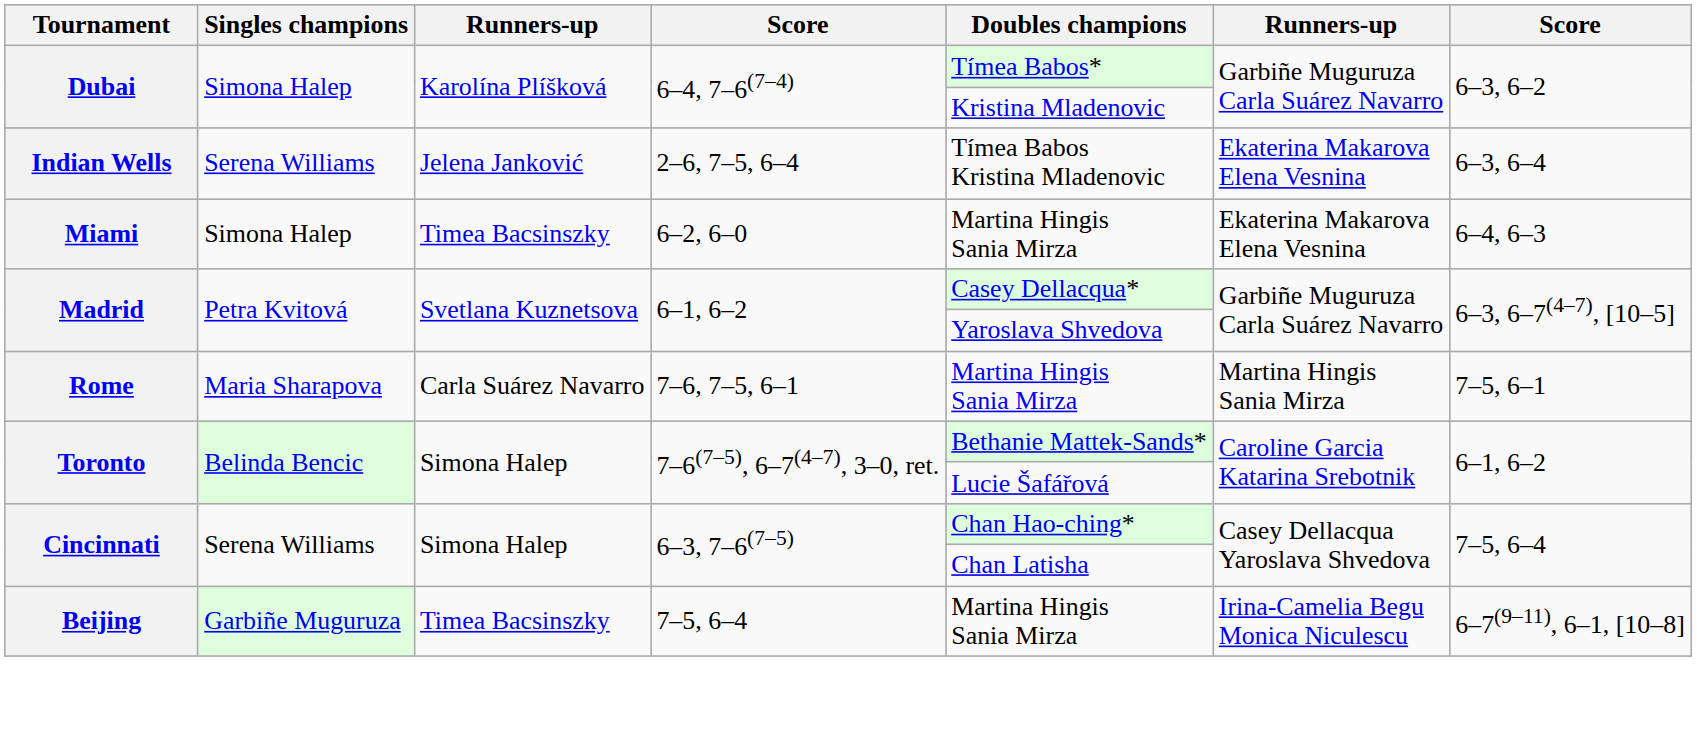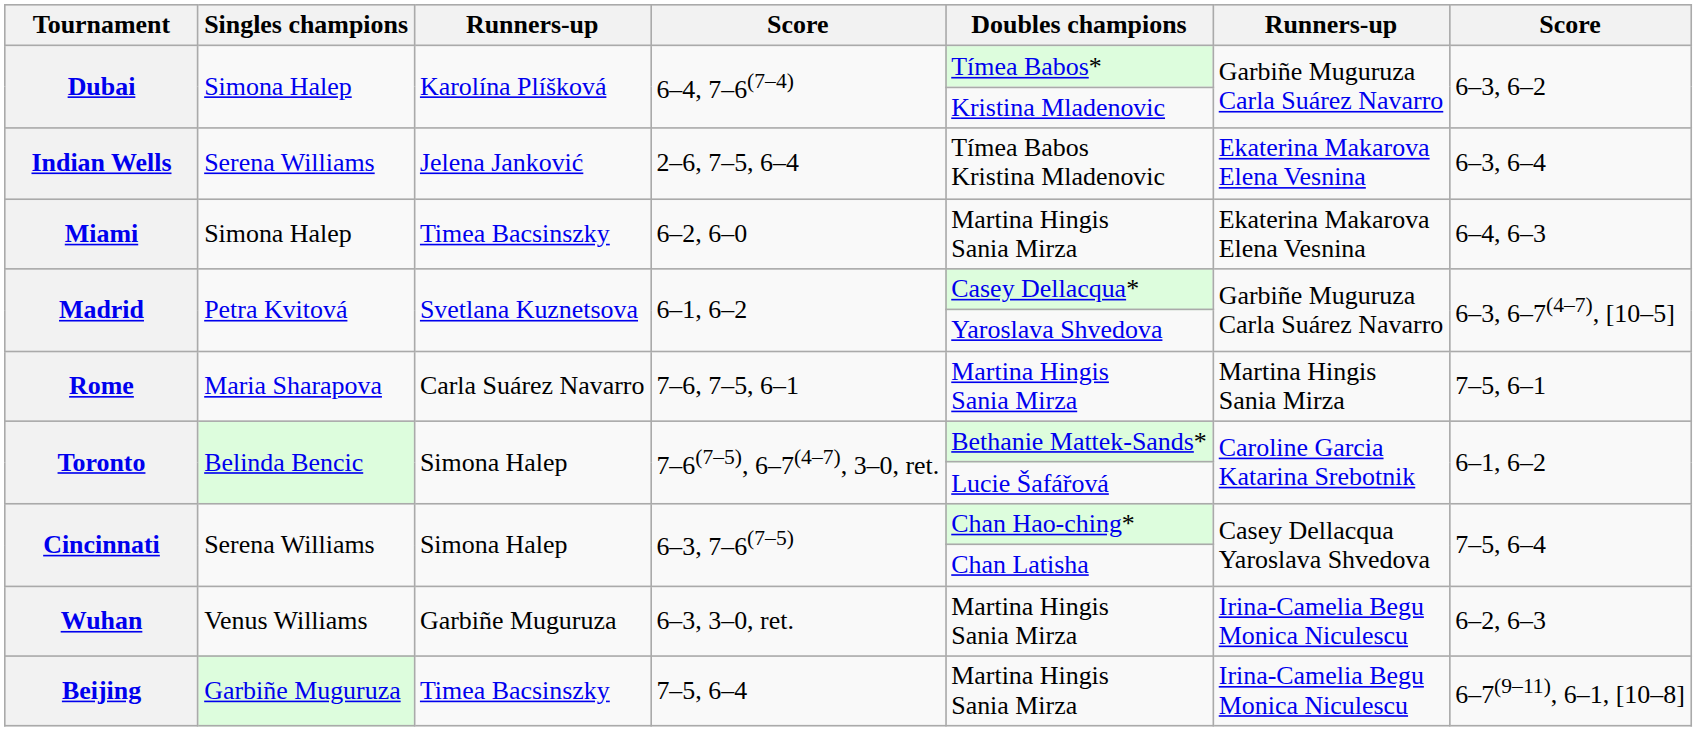+ row: (102, 620)
